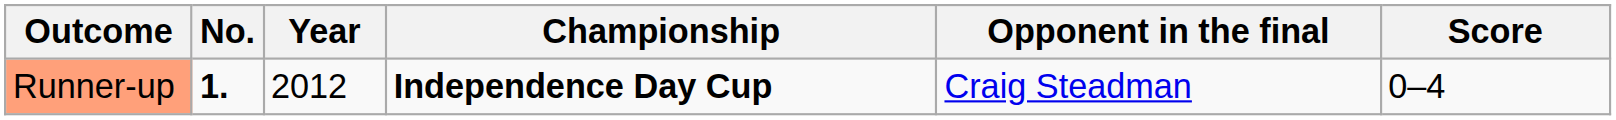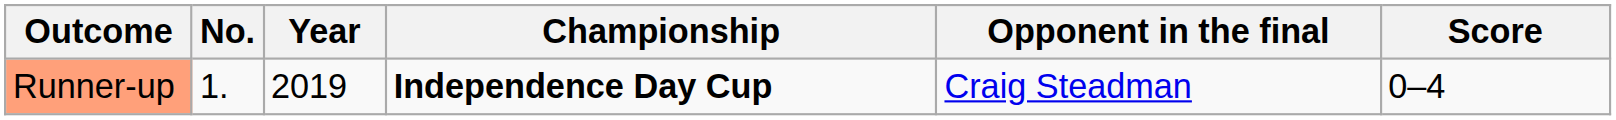(214, 85) bold -> (214, 85) normal
(309, 85) 2012 -> (309, 85) 2019
